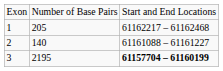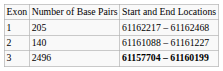(41, 58) 2195 -> (41, 58) 2496
